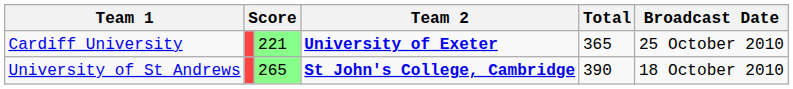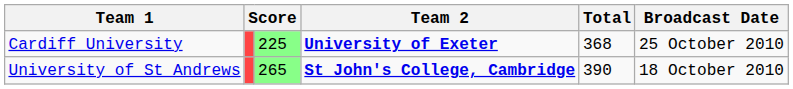(272, 44) 221 -> (272, 44) 225
(597, 44) 365 -> (597, 44) 368
